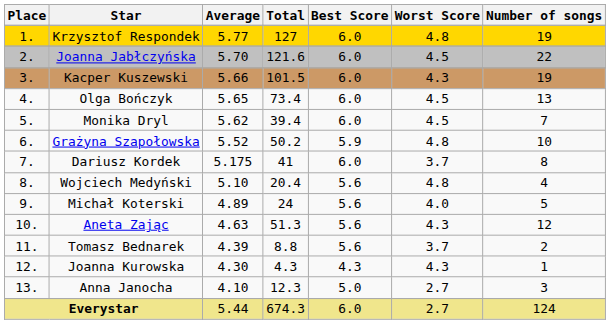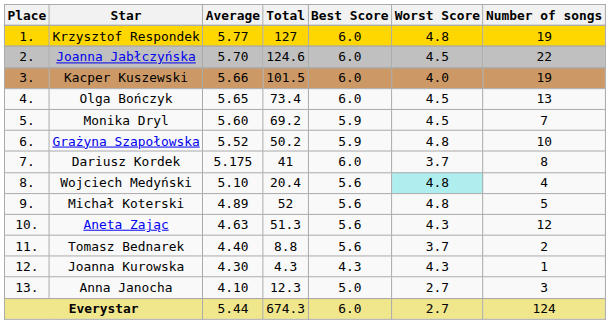(286, 57) 121.6 -> (286, 57) 124.6
(437, 78) 4.3 -> (437, 78) 4.0
(233, 120) 5.62 -> (233, 120) 5.60
(286, 120) 39.4 -> (286, 120) 69.2
(350, 120) 6.0 -> (350, 120) 5.9
(437, 183) no background -> (437, 183) paleturquoise background
(286, 204) 24 -> (286, 204) 52
(437, 204) 4.0 -> (437, 204) 4.8
(233, 246) 4.39 -> (233, 246) 4.40
